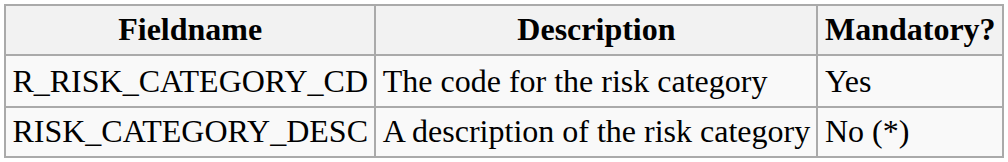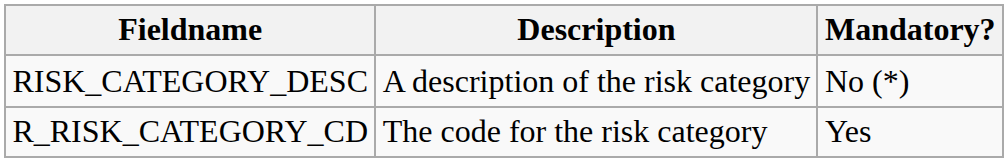rows swapped: (190, 80) <-> (190, 131)
